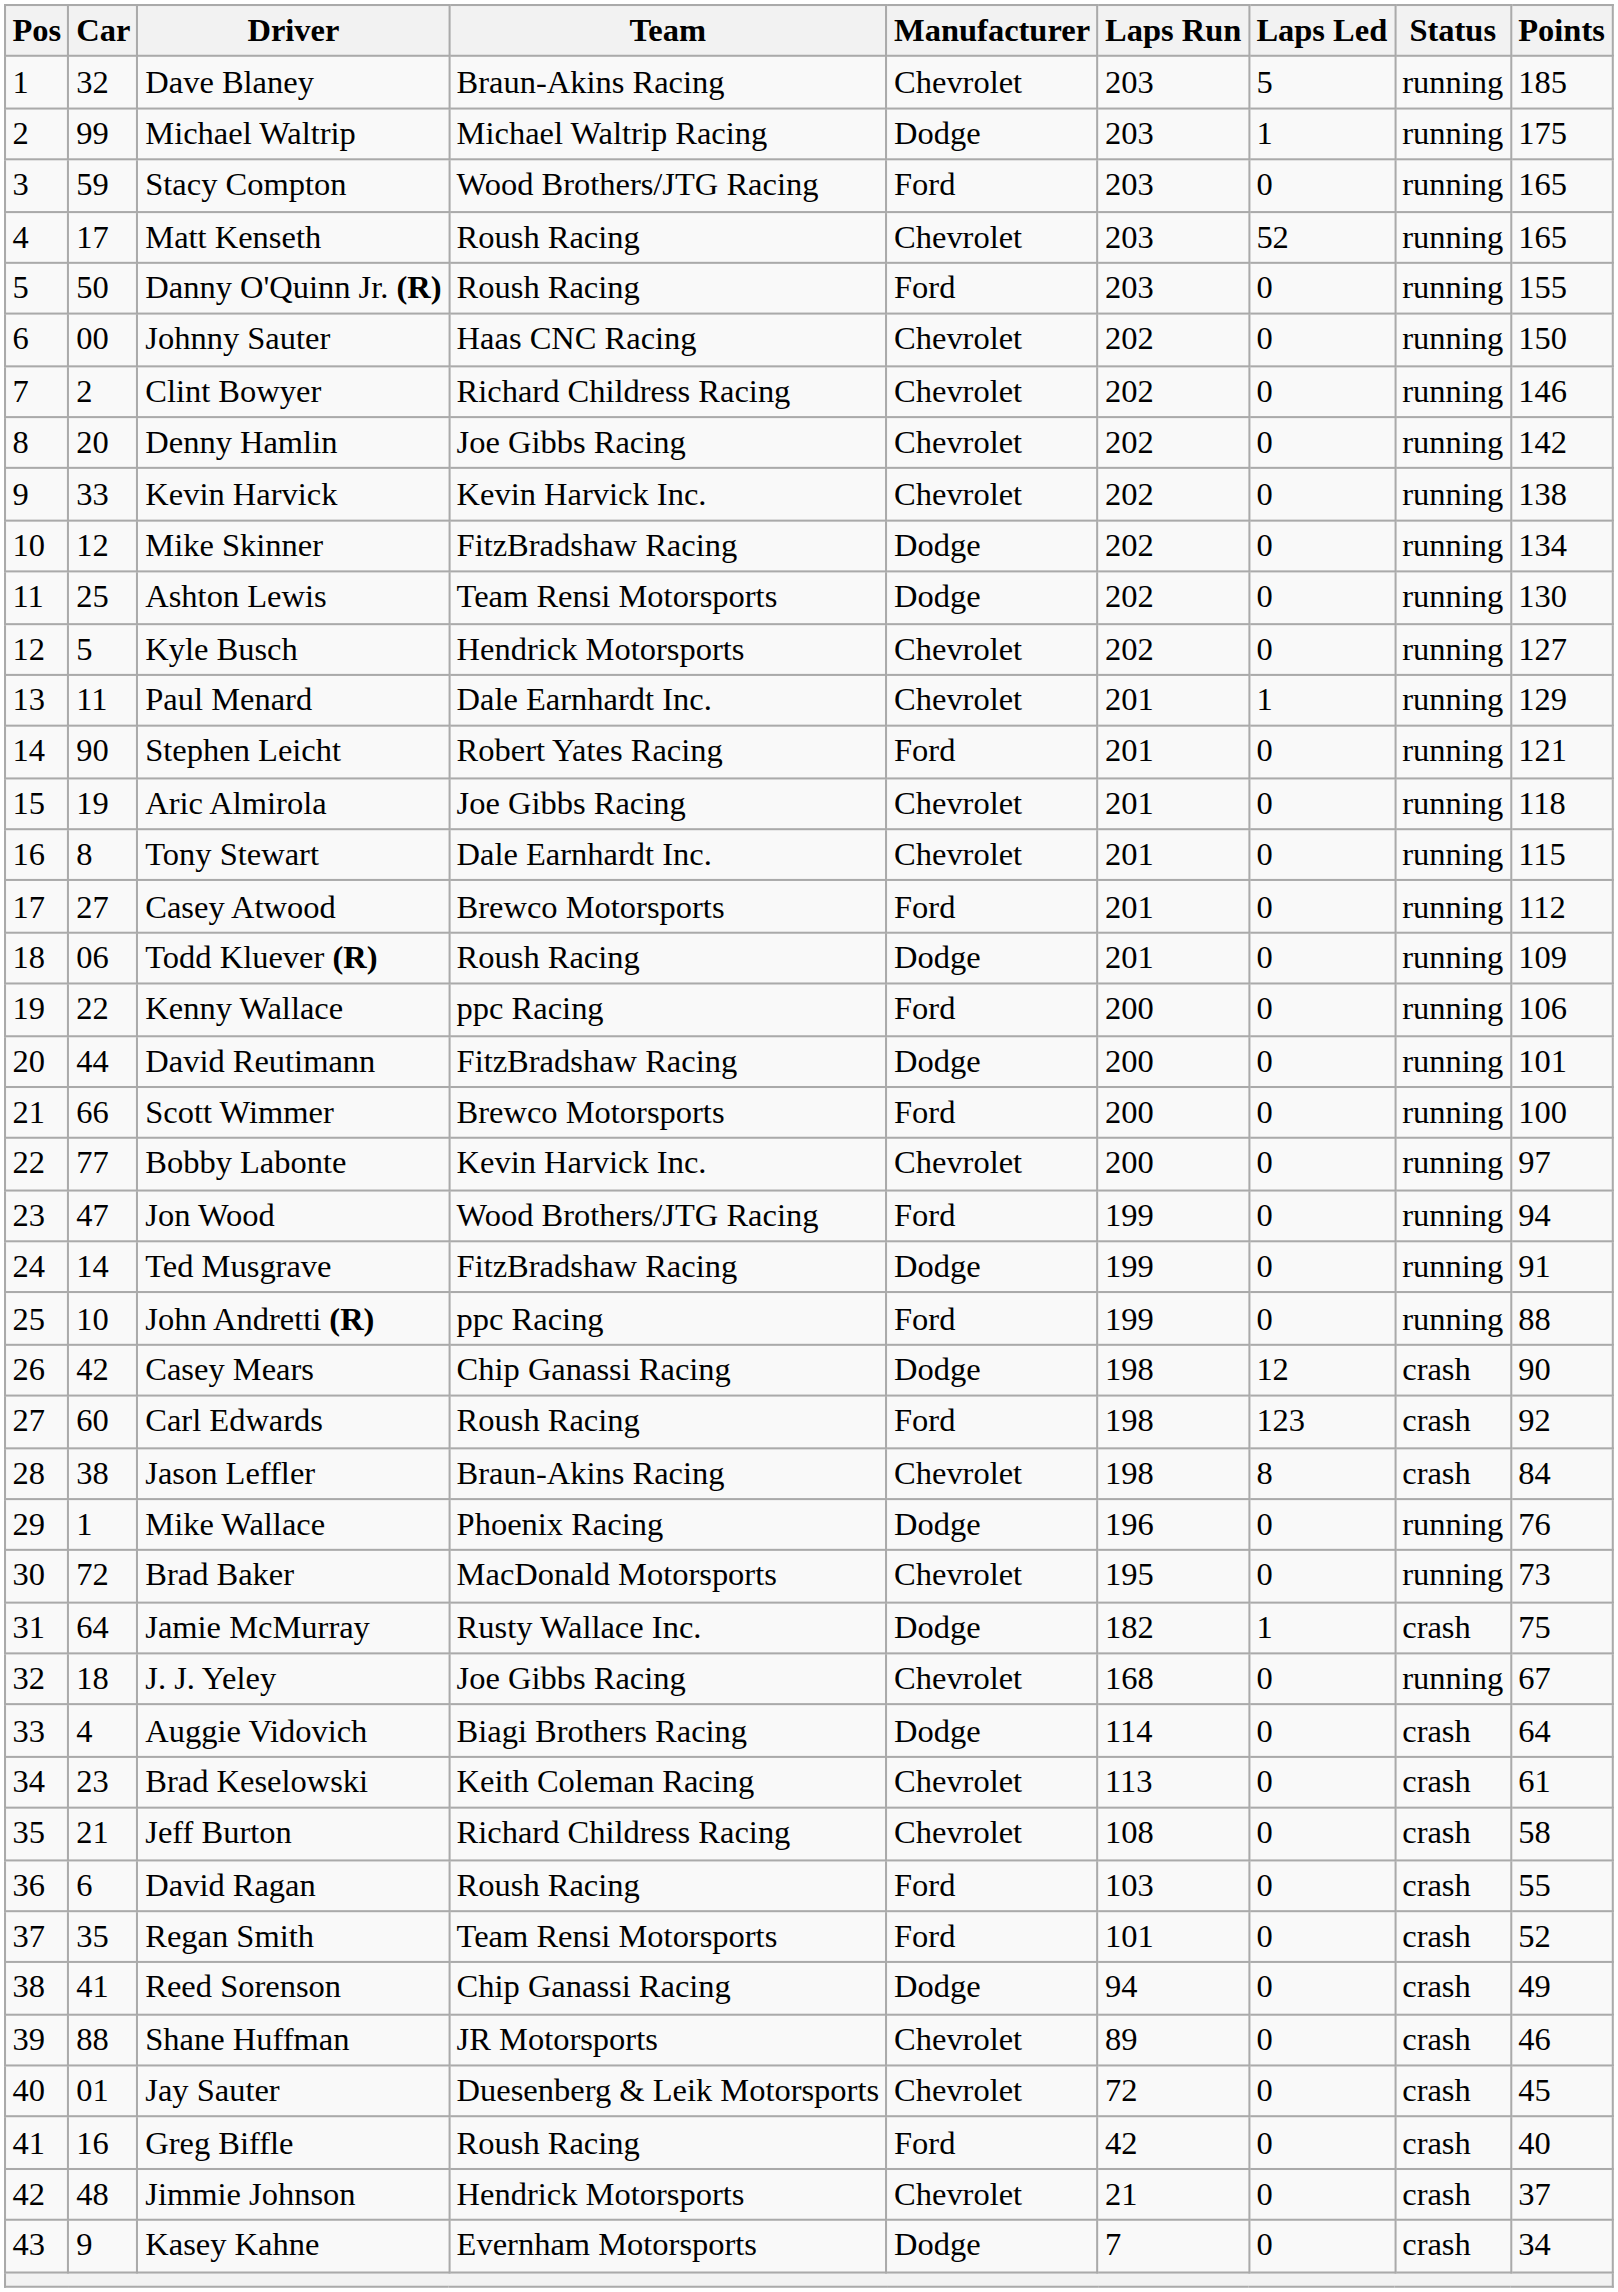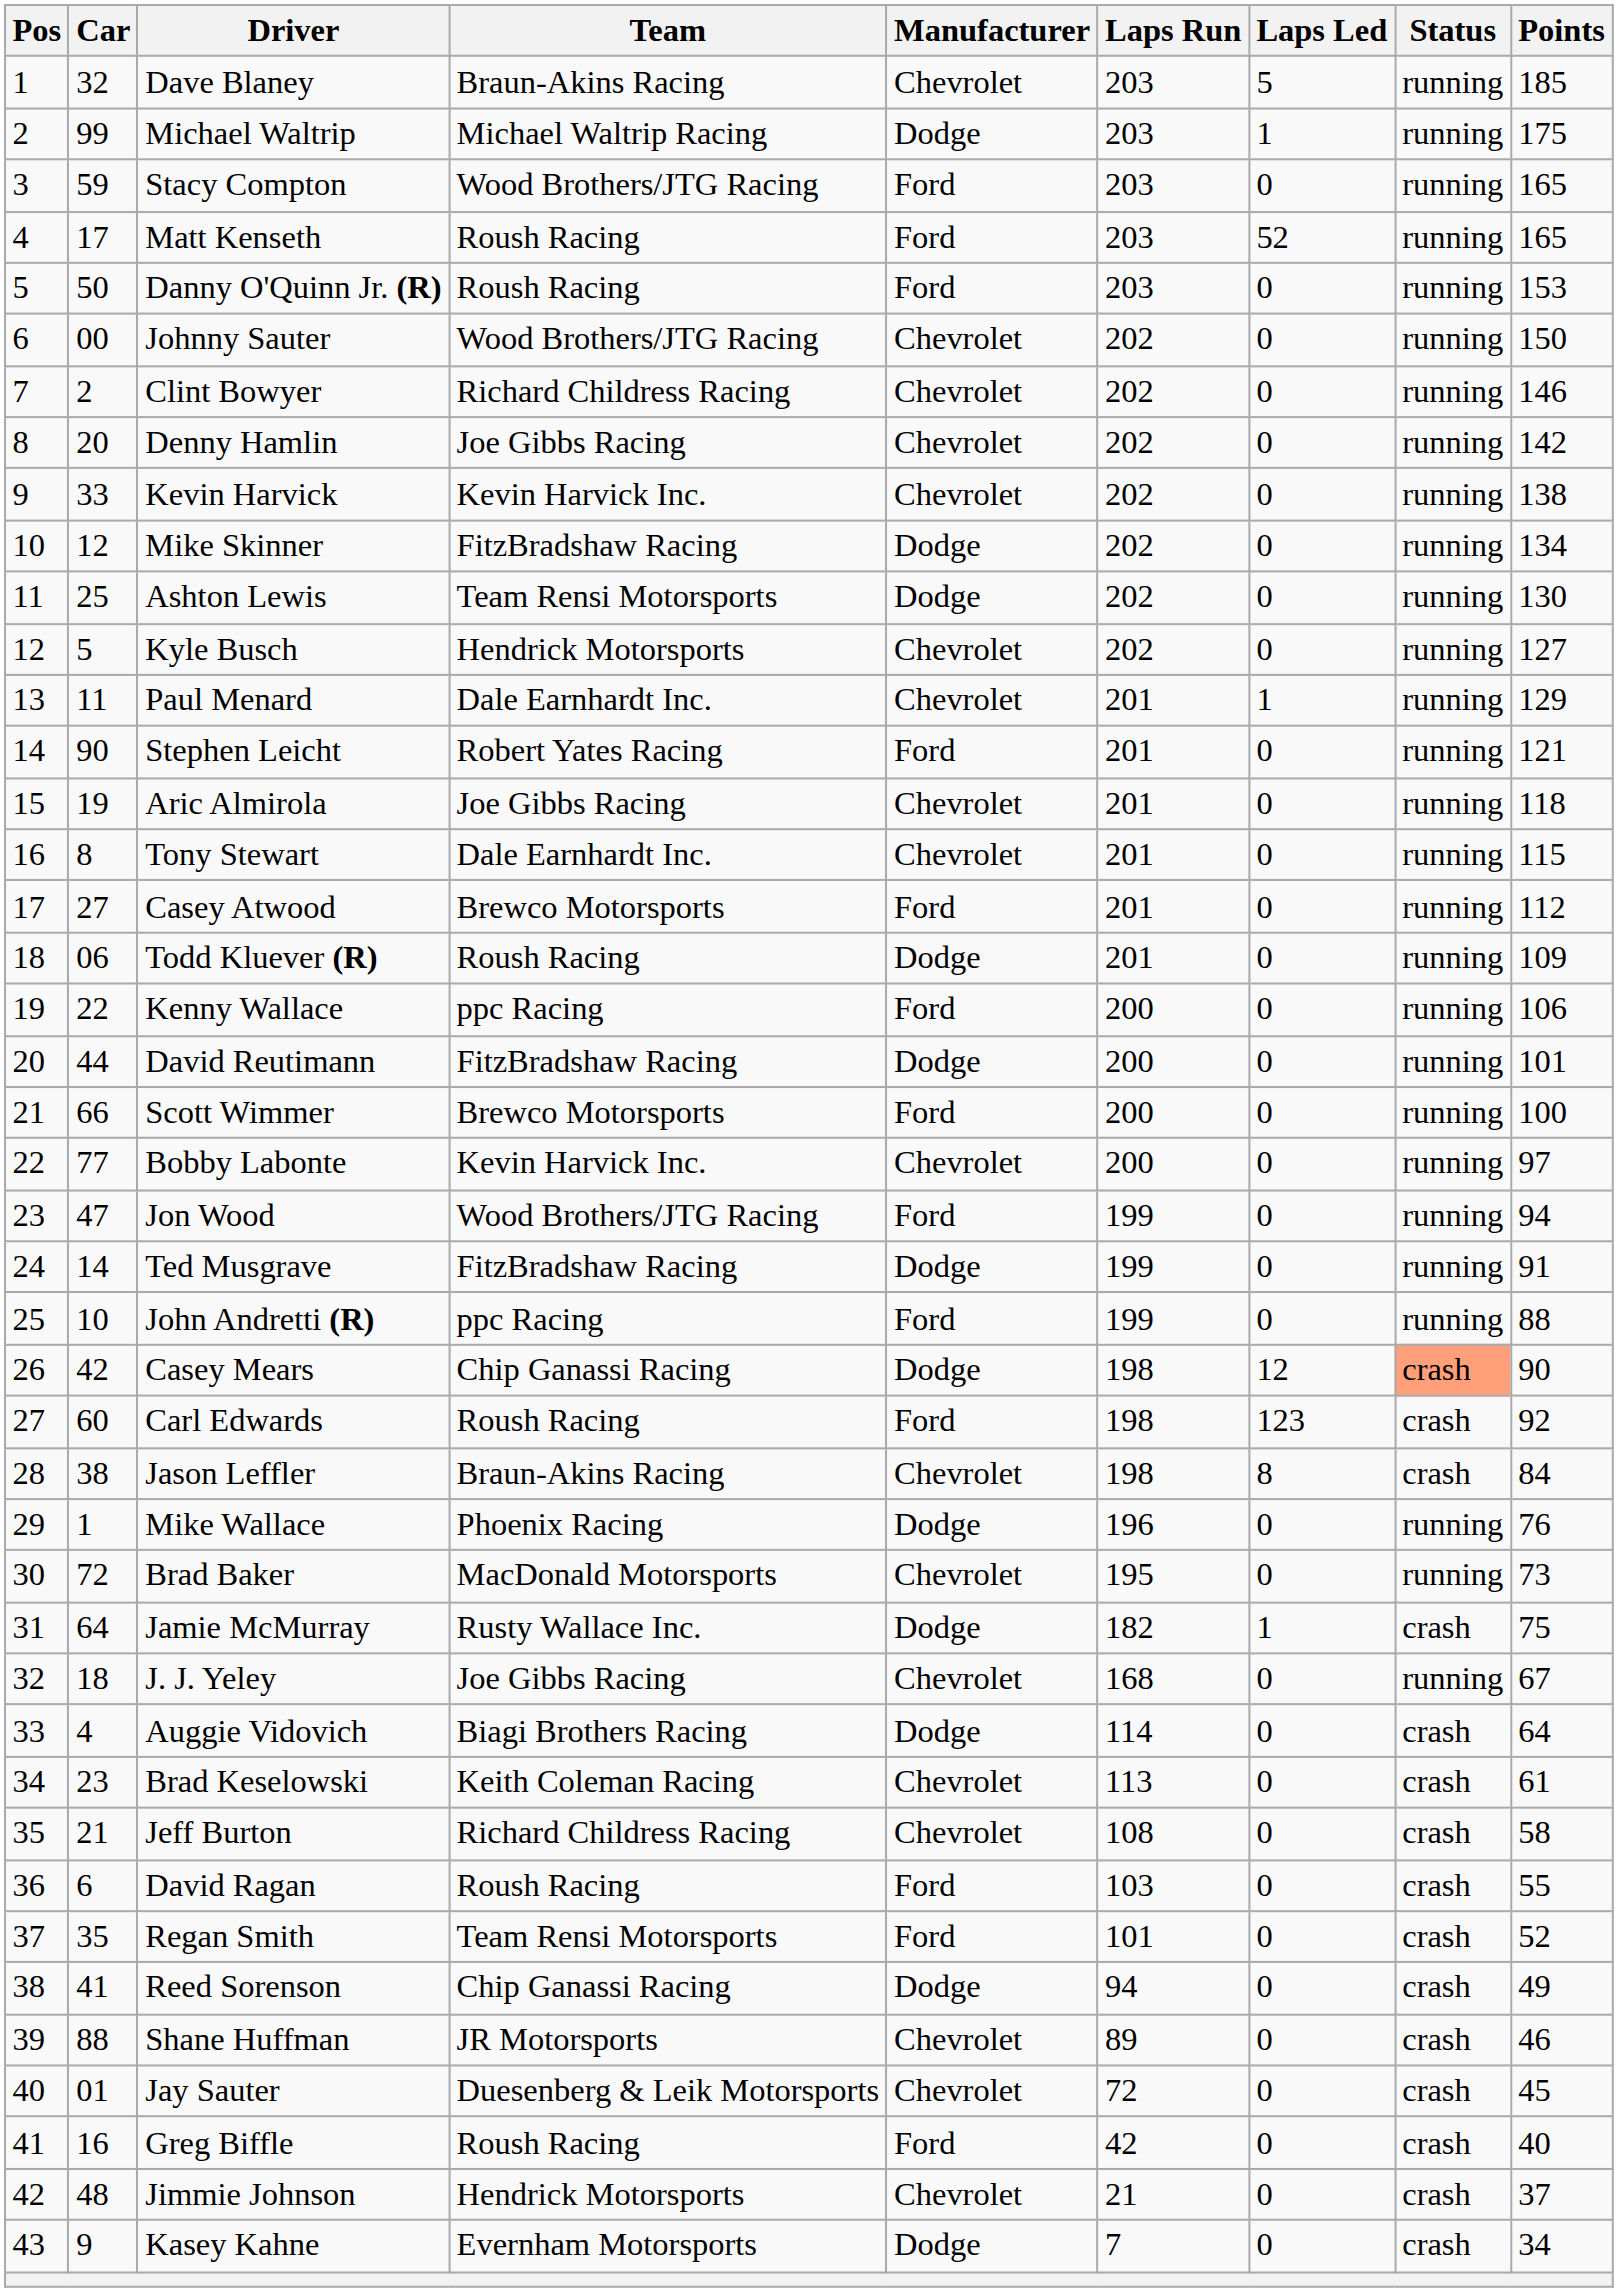(958, 236) Chevrolet -> (925, 236) Ford
(1543, 287) 155 -> (1543, 287) 153
(577, 339) Haas CNC Racing -> (638, 339) Wood Brothers/JTG Racing
(1436, 1369) no background -> (1436, 1369) lightsalmon background
